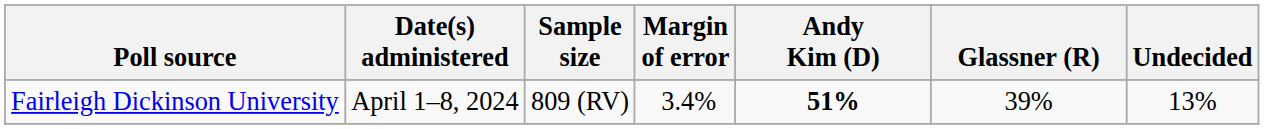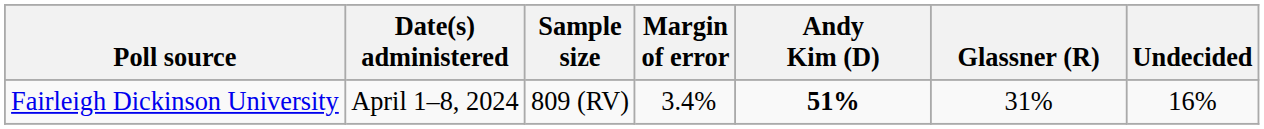(1029, 101) 39% -> (1029, 101) 31%
(1193, 101) 13% -> (1193, 101) 16%
